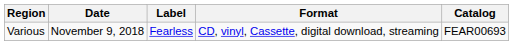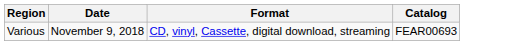- column: (171, 13)
